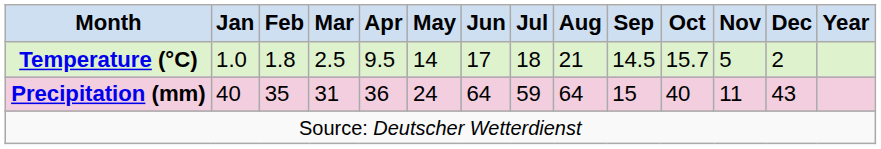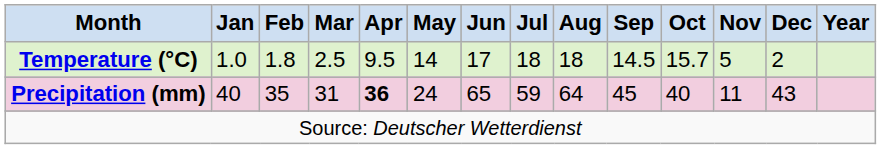(571, 59) 21 -> (571, 59) 18
(377, 94) normal -> (377, 94) bold
(479, 94) 64 -> (479, 94) 65
(624, 94) 15 -> (624, 94) 45
